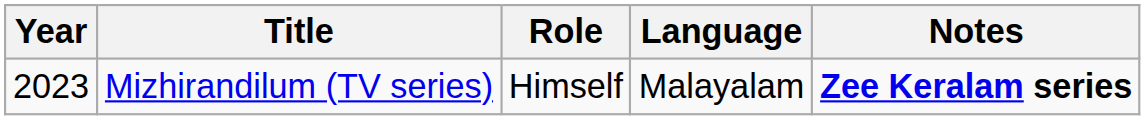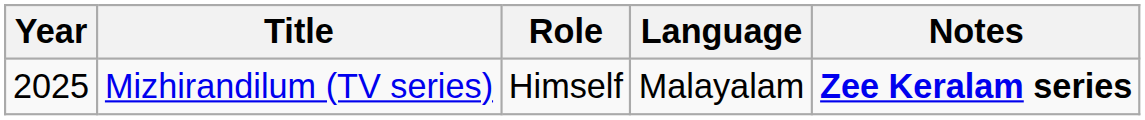(51, 85) 2023 -> (51, 85) 2025
